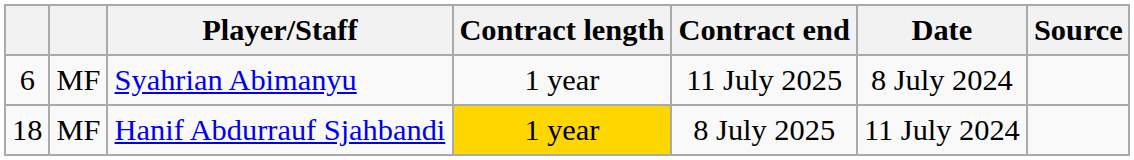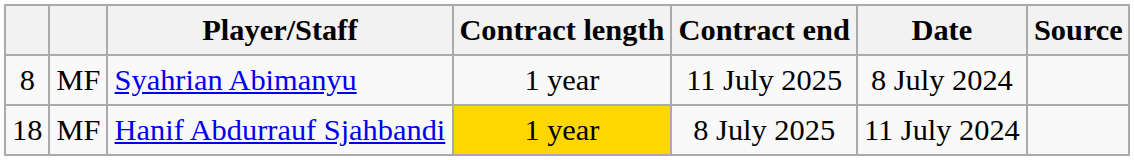(27, 79) 6 -> (27, 79) 8
